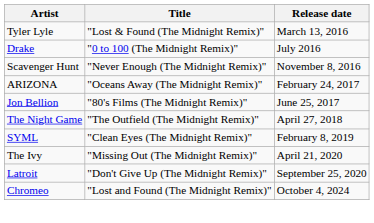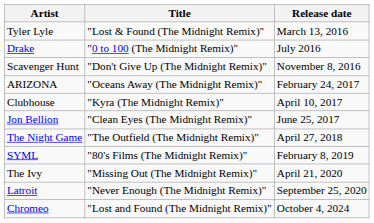(177, 66) "Never Enough (The Midnight Remix)" -> (177, 66) "Don't Give Up (The Midnight Remix)"
+ row: (31, 102)
(167, 102) "80's Films (The Midnight Remix)" -> (170, 119) "Clean Eyes (The Midnight Remix)"
(170, 137) "Clean Eyes (The Midnight Remix)" -> (167, 155) "80's Films (The Midnight Remix)"
(177, 173) "Don't Give Up (The Midnight Remix)" -> (177, 191) "Never Enough (The Midnight Remix)"
